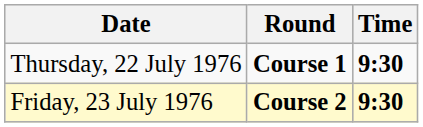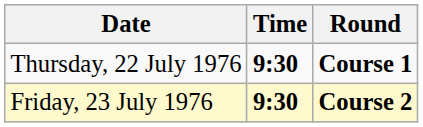columns swapped: (385, 24) <-> (300, 24)
